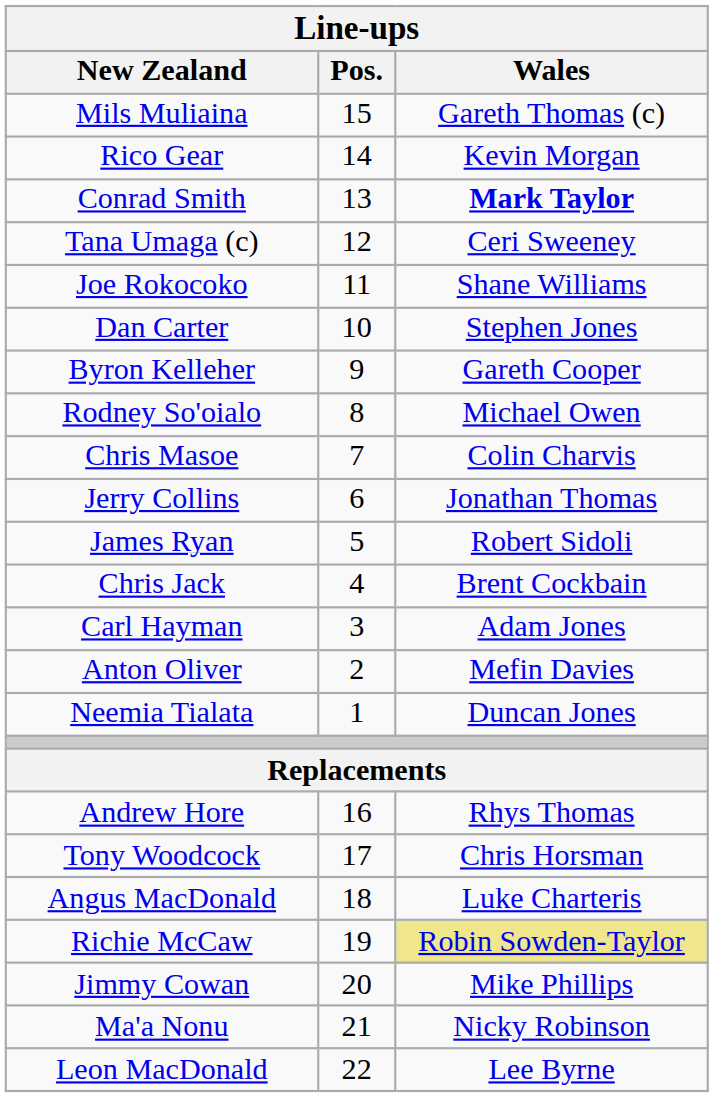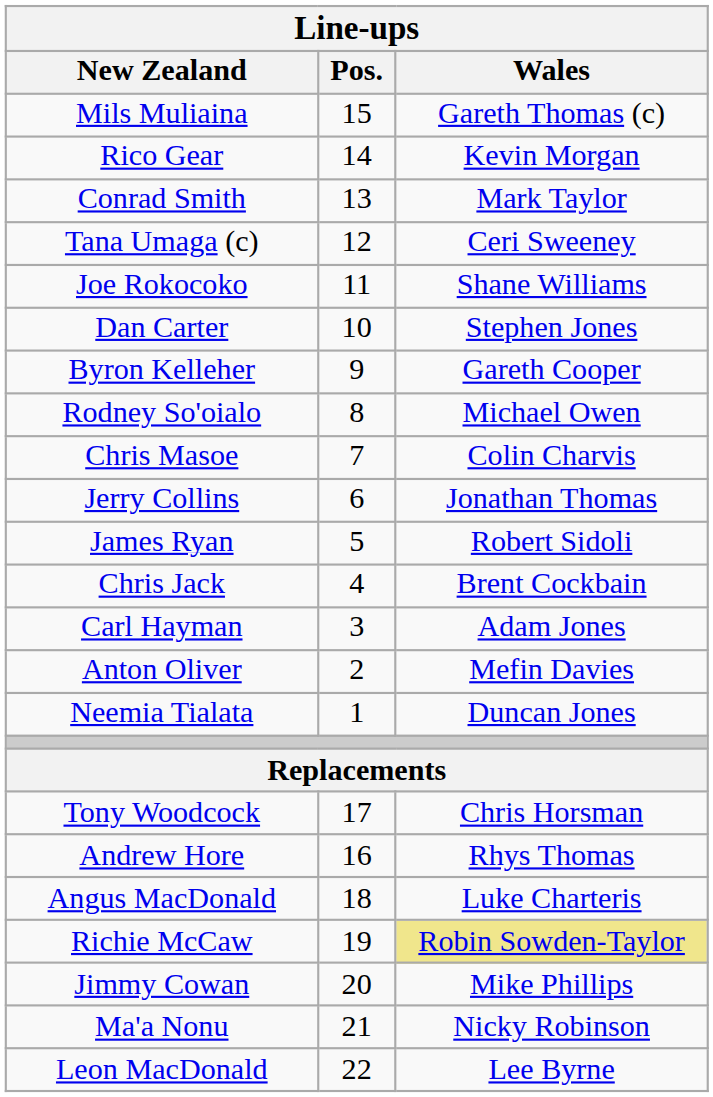(552, 199) bold -> (552, 199) normal
rows swapped: (162, 812) <-> (162, 855)
